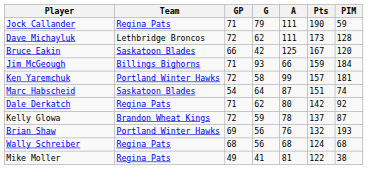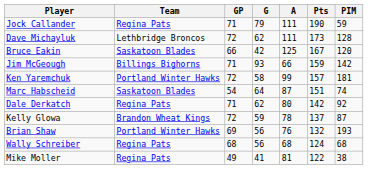(344, 64) 184 -> (344, 64) 142
